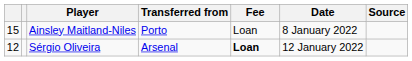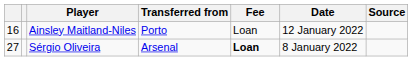(13, 30) 15 -> (13, 30) 16
(320, 30) 8 January 2022 -> (323, 30) 12 January 2022
(13, 47) 12 -> (13, 47) 27
(323, 47) 12 January 2022 -> (320, 47) 8 January 2022
